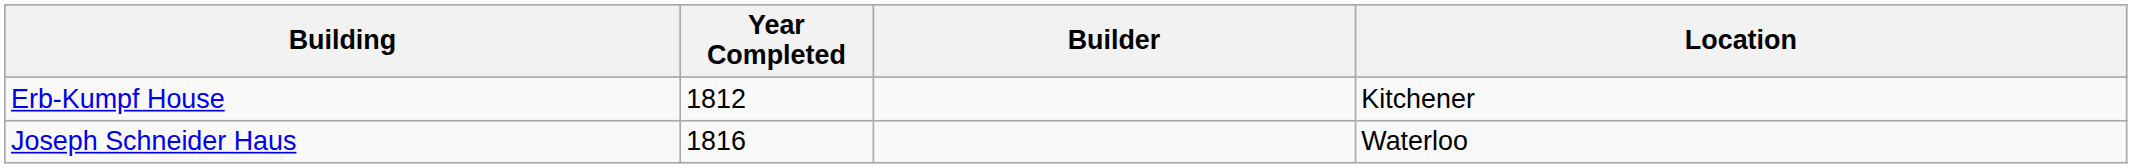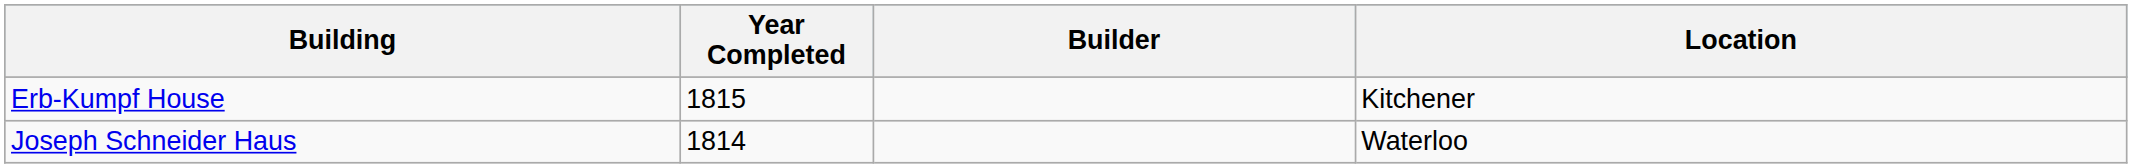(716, 98) 1812 -> (716, 98) 1815
(716, 141) 1816 -> (716, 141) 1814
